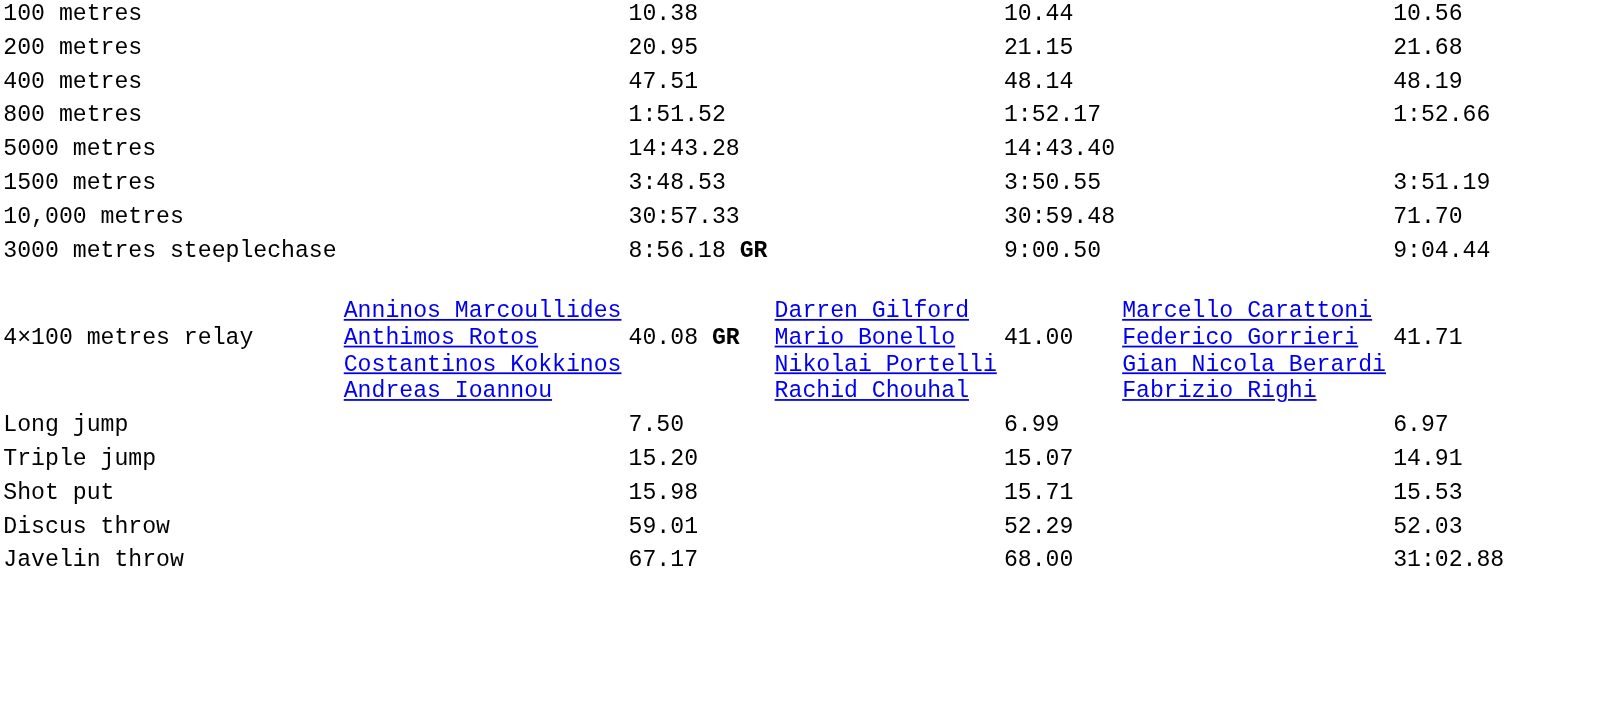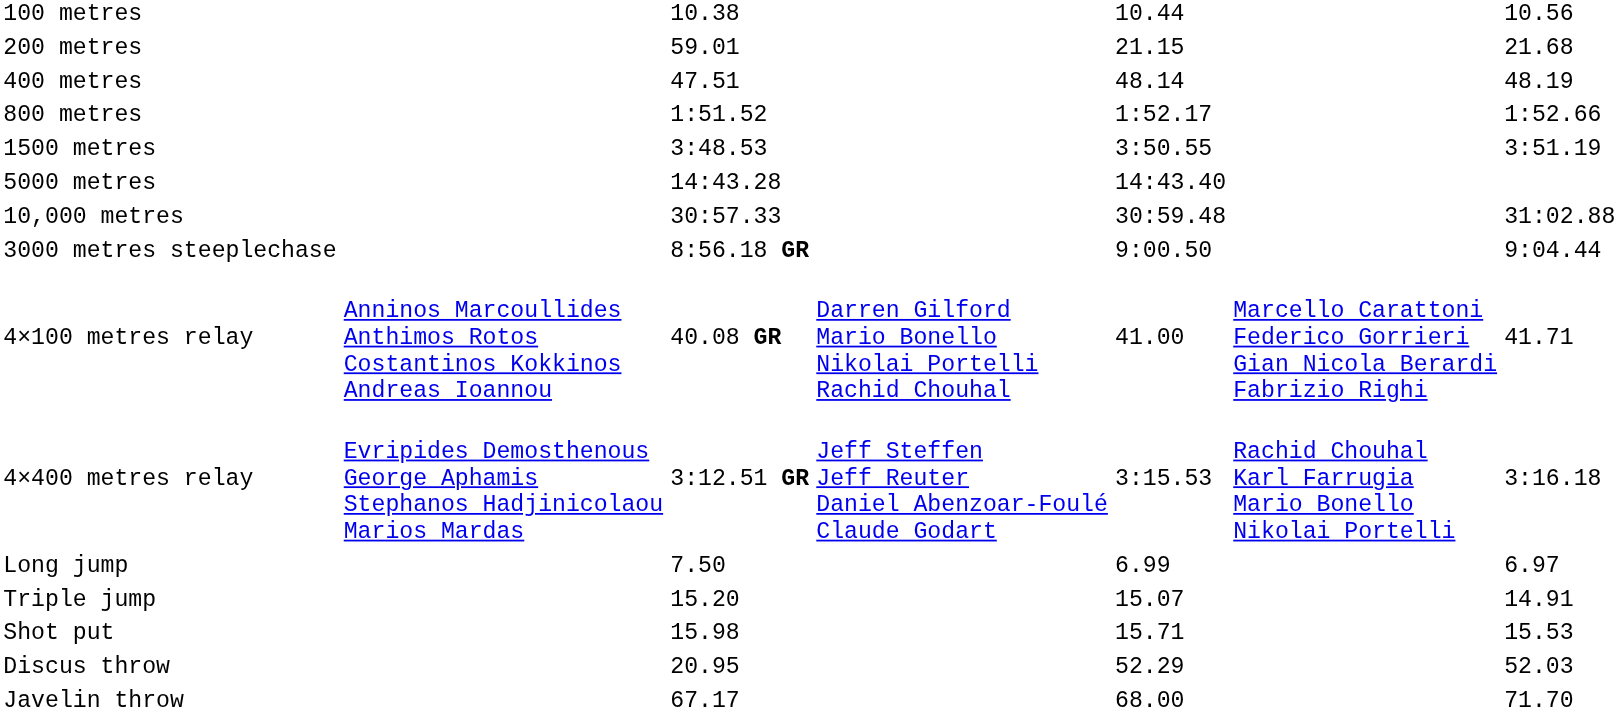(663, 48) 20.95 -> (705, 48) 59.01
rows swapped: (80, 183) <-> (80, 149)
(1428, 217) 71.70 -> (1560, 217) 31:02.88
+ row: (128, 478)
(663, 526) 59.01 -> (705, 667) 20.95
(1449, 560) 31:02.88 -> (1539, 701) 71.70
